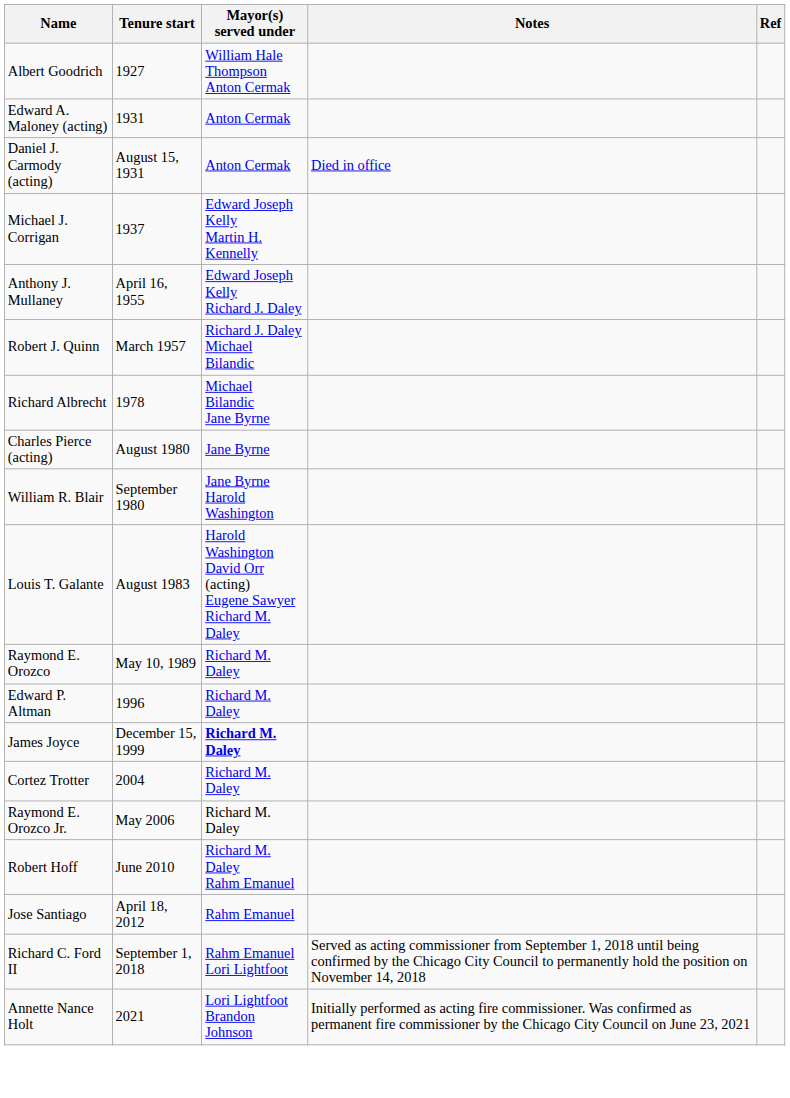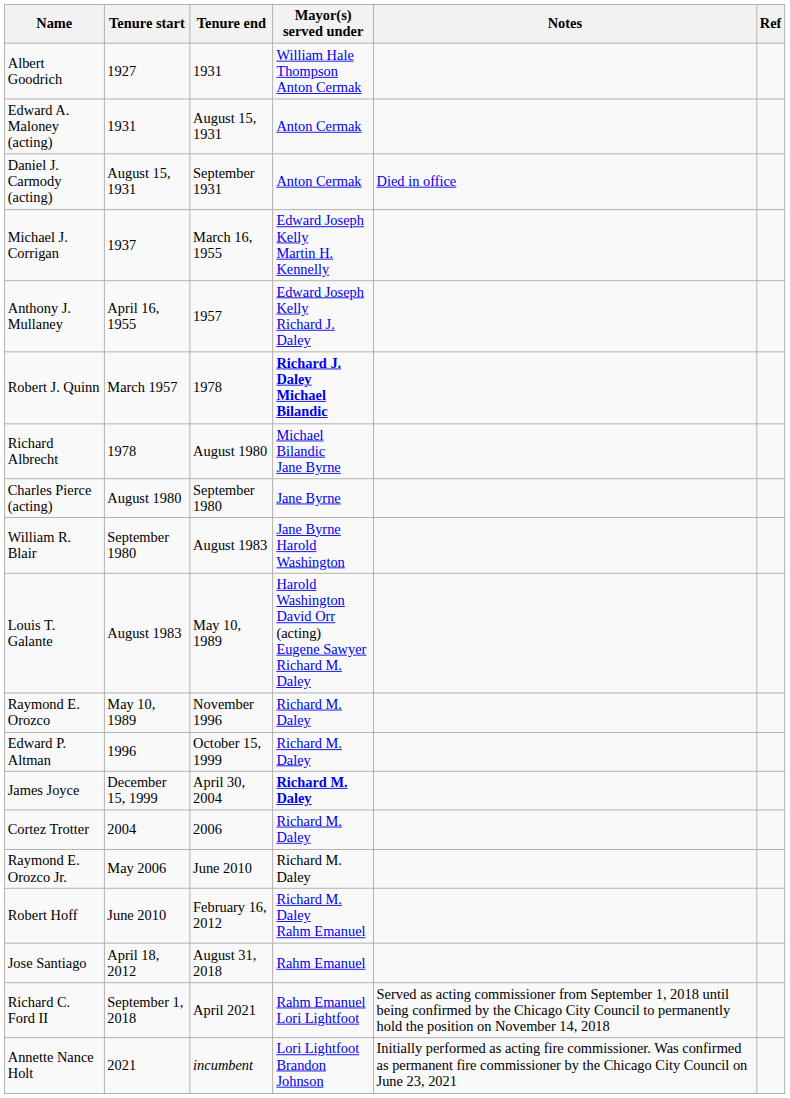+ column: (231, 24)
(253, 347) normal -> (309, 387) bold
